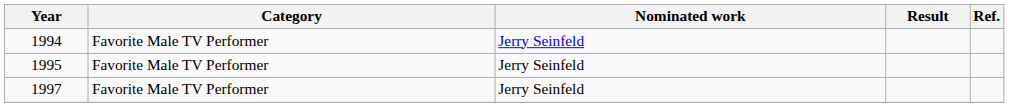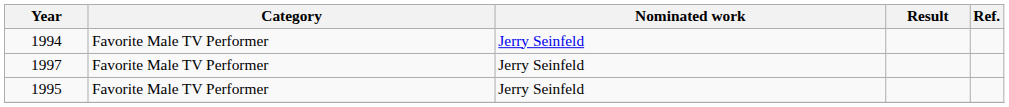rows swapped: (46, 65) <-> (46, 89)
